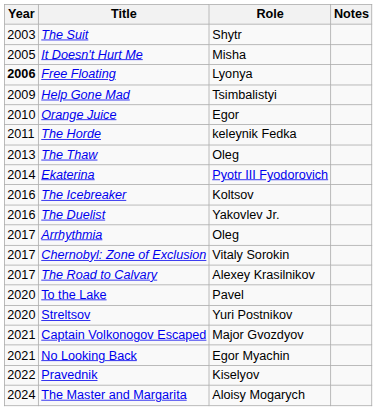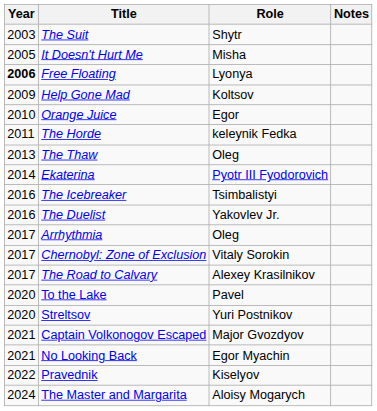(245, 94) Tsimbalistyi -> (233, 94) Koltsov
(233, 194) Koltsov -> (245, 194) Tsimbalistyi
